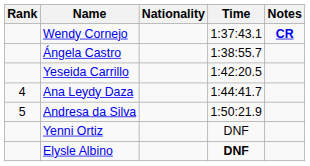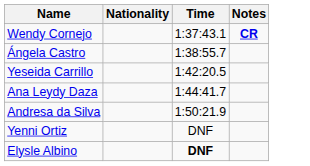- column: (22, 14)
